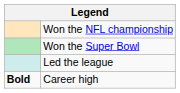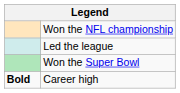rows swapped: (91, 46) <-> (78, 63)
